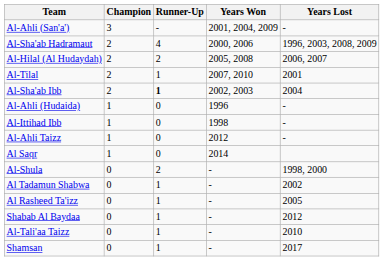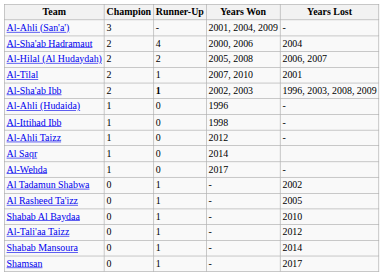(330, 43) 1996, 2003, 2008, 2009 -> (292, 43) 2004
(292, 91) 2004 -> (330, 91) 1996, 2003, 2008, 2009
+ row: (27, 169)
- row: (25, 169)
(292, 216) 2012 -> (292, 216) 2010
(292, 232) 2010 -> (292, 232) 2012
+ row: (42, 248)
